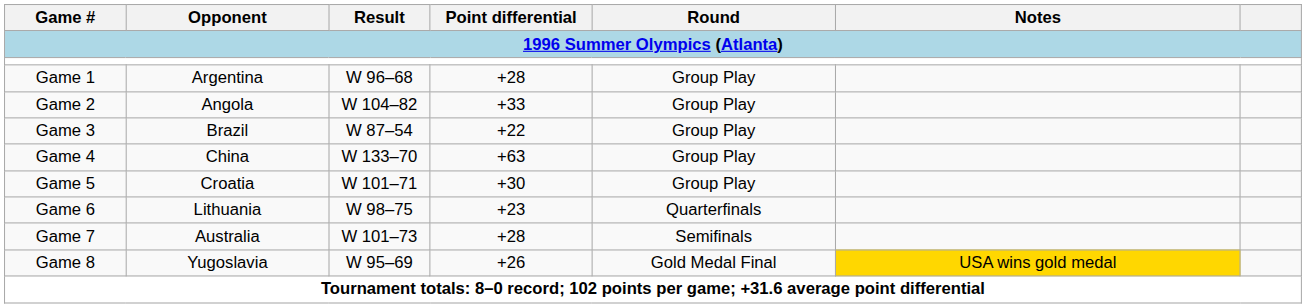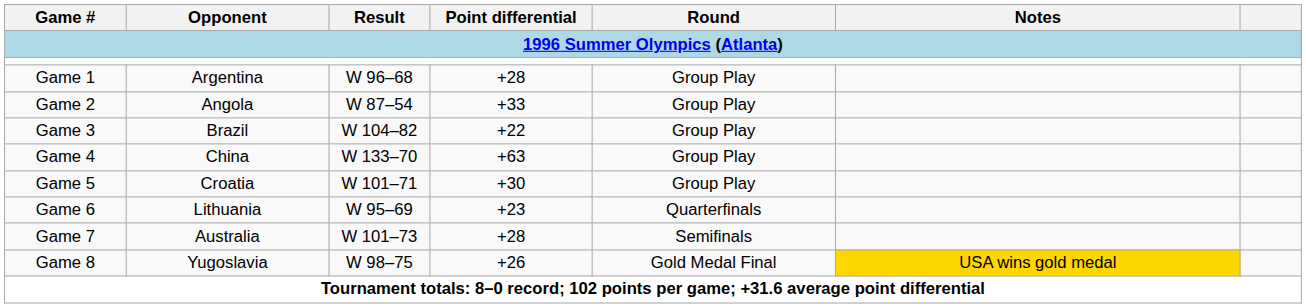(379, 104) W 104–82 -> (379, 104) W 87–54
(379, 130) W 87–54 -> (379, 130) W 104–82
(379, 210) W 98–75 -> (379, 210) W 95–69
(379, 262) W 95–69 -> (379, 262) W 98–75
